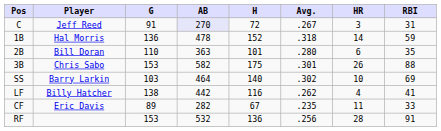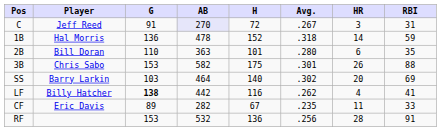(358, 79) 10 -> (358, 79) 20
(151, 92) normal -> (151, 92) bold
